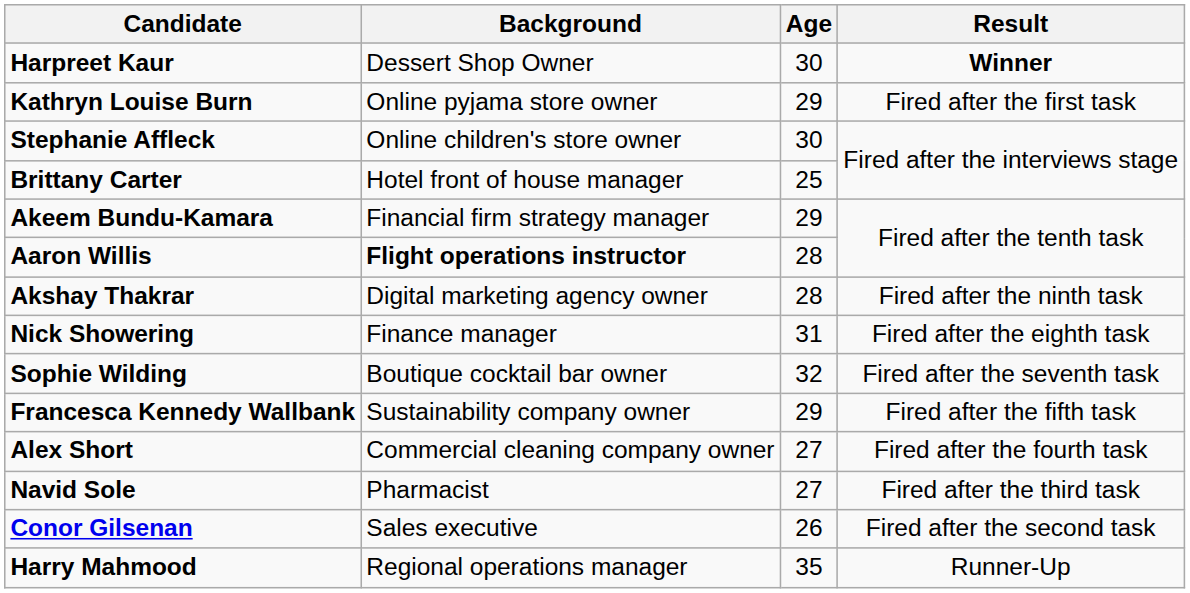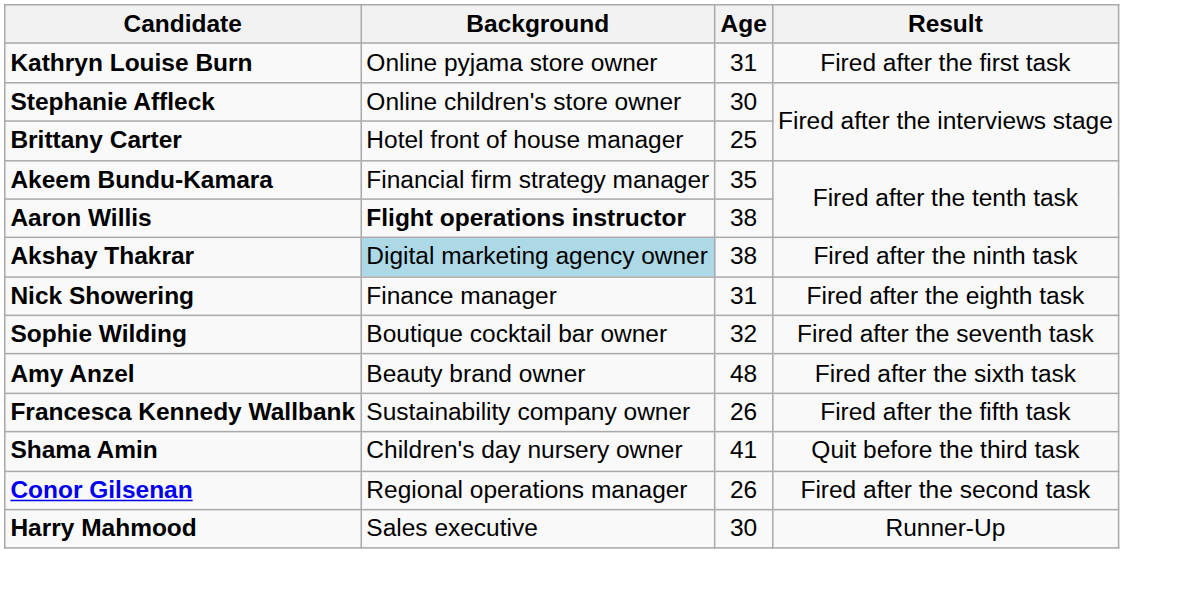- row: (92, 62)
(809, 101) 29 -> (744, 62) 31
(809, 218) 29 -> (744, 179) 35
(809, 256) 28 -> (744, 218) 38
(537, 295) no background -> (537, 256) lightblue background
(809, 295) 28 -> (744, 256) 38
+ row: (73, 373)
(809, 412) 29 -> (744, 412) 26
- row: (72, 450)
- row: (73, 489)
+ row: (84, 450)
(452, 528) Sales executive -> (527, 489) Regional operations manager
(527, 567) Regional operations manager -> (452, 528) Sales executive
(809, 567) 35 -> (744, 528) 30
